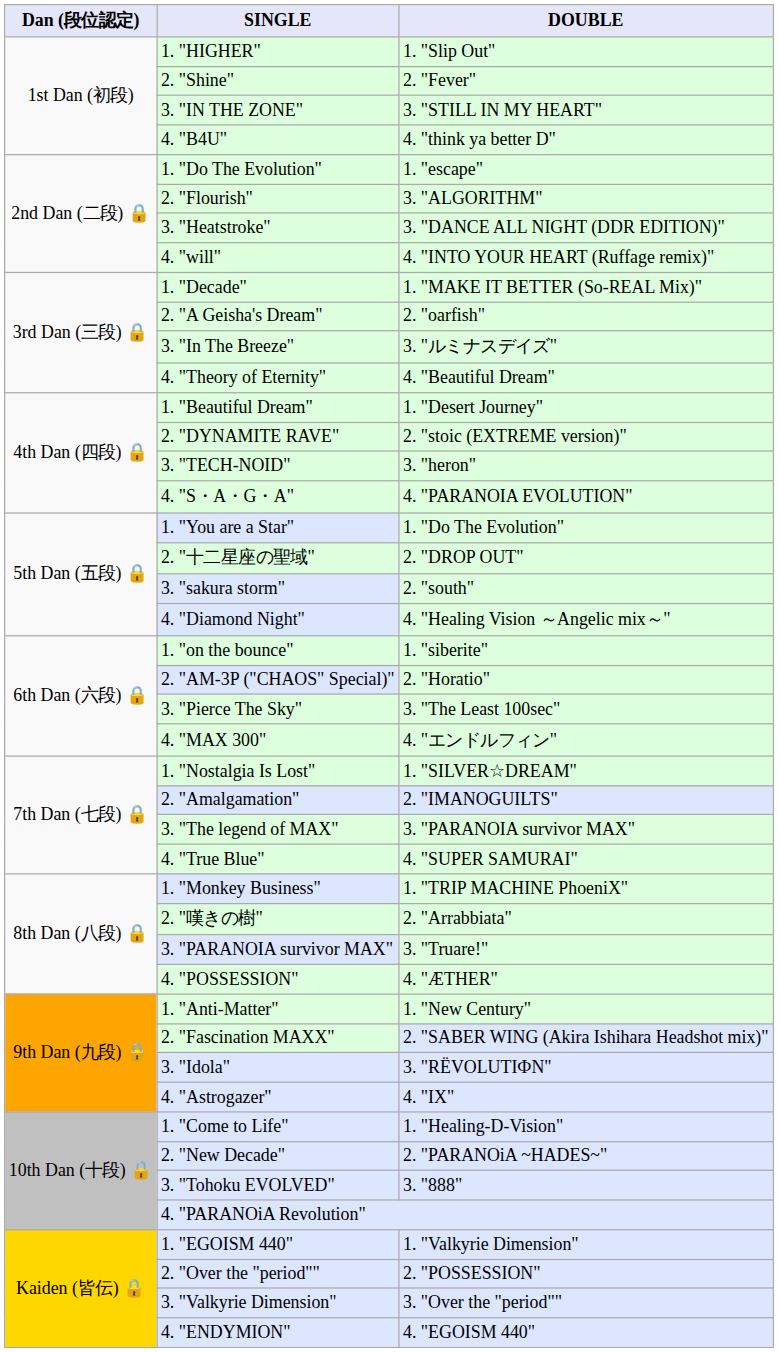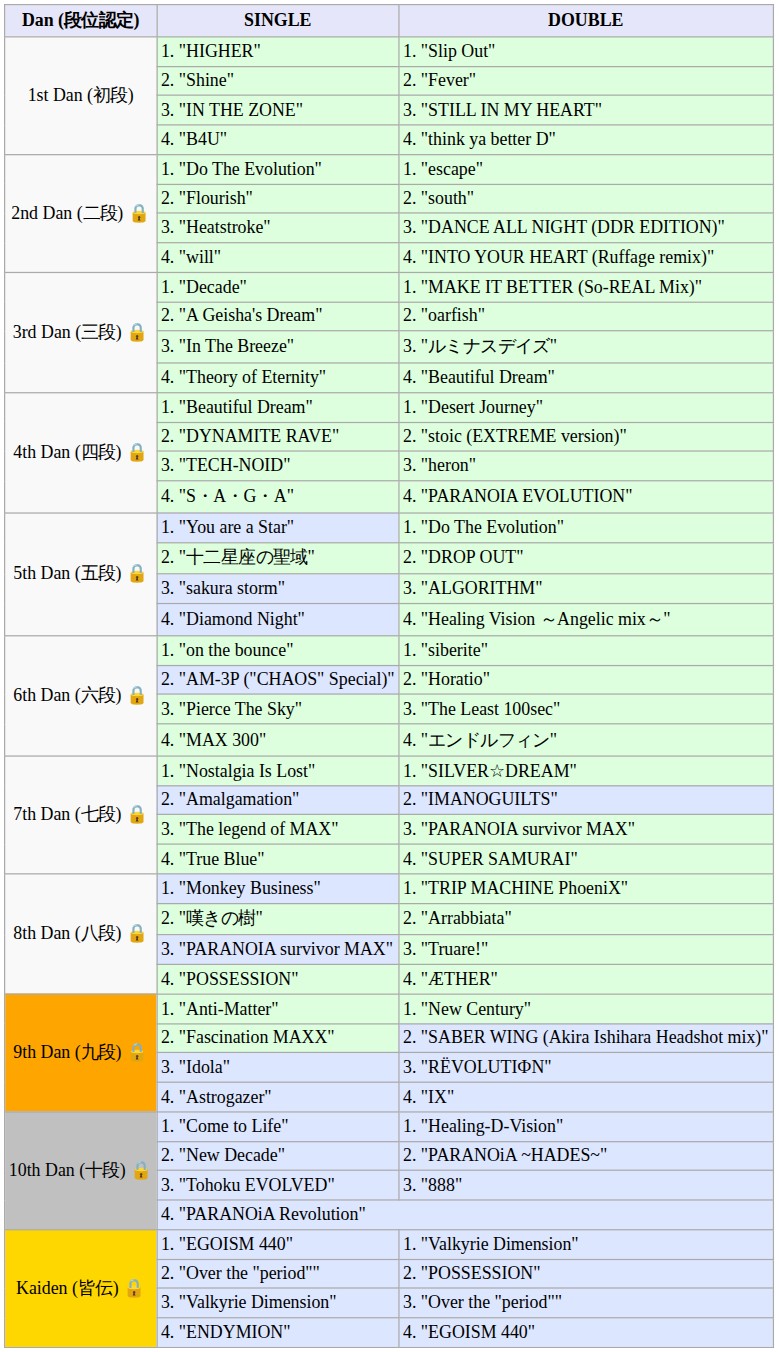(473, 198) 3. "ALGORITHM" -> (439, 198) 2. "south"
(439, 589) 2. "south" -> (473, 589) 3. "ALGORITHM"
